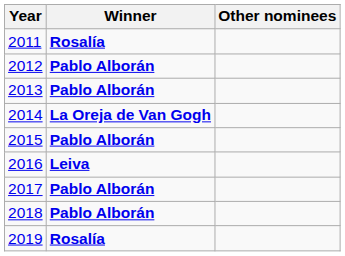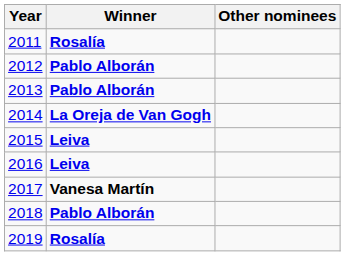(102, 139) Pablo Alborán -> (70, 139) Leiva
(102, 189) Pablo Alborán -> (102, 189) Vanesa Martín
